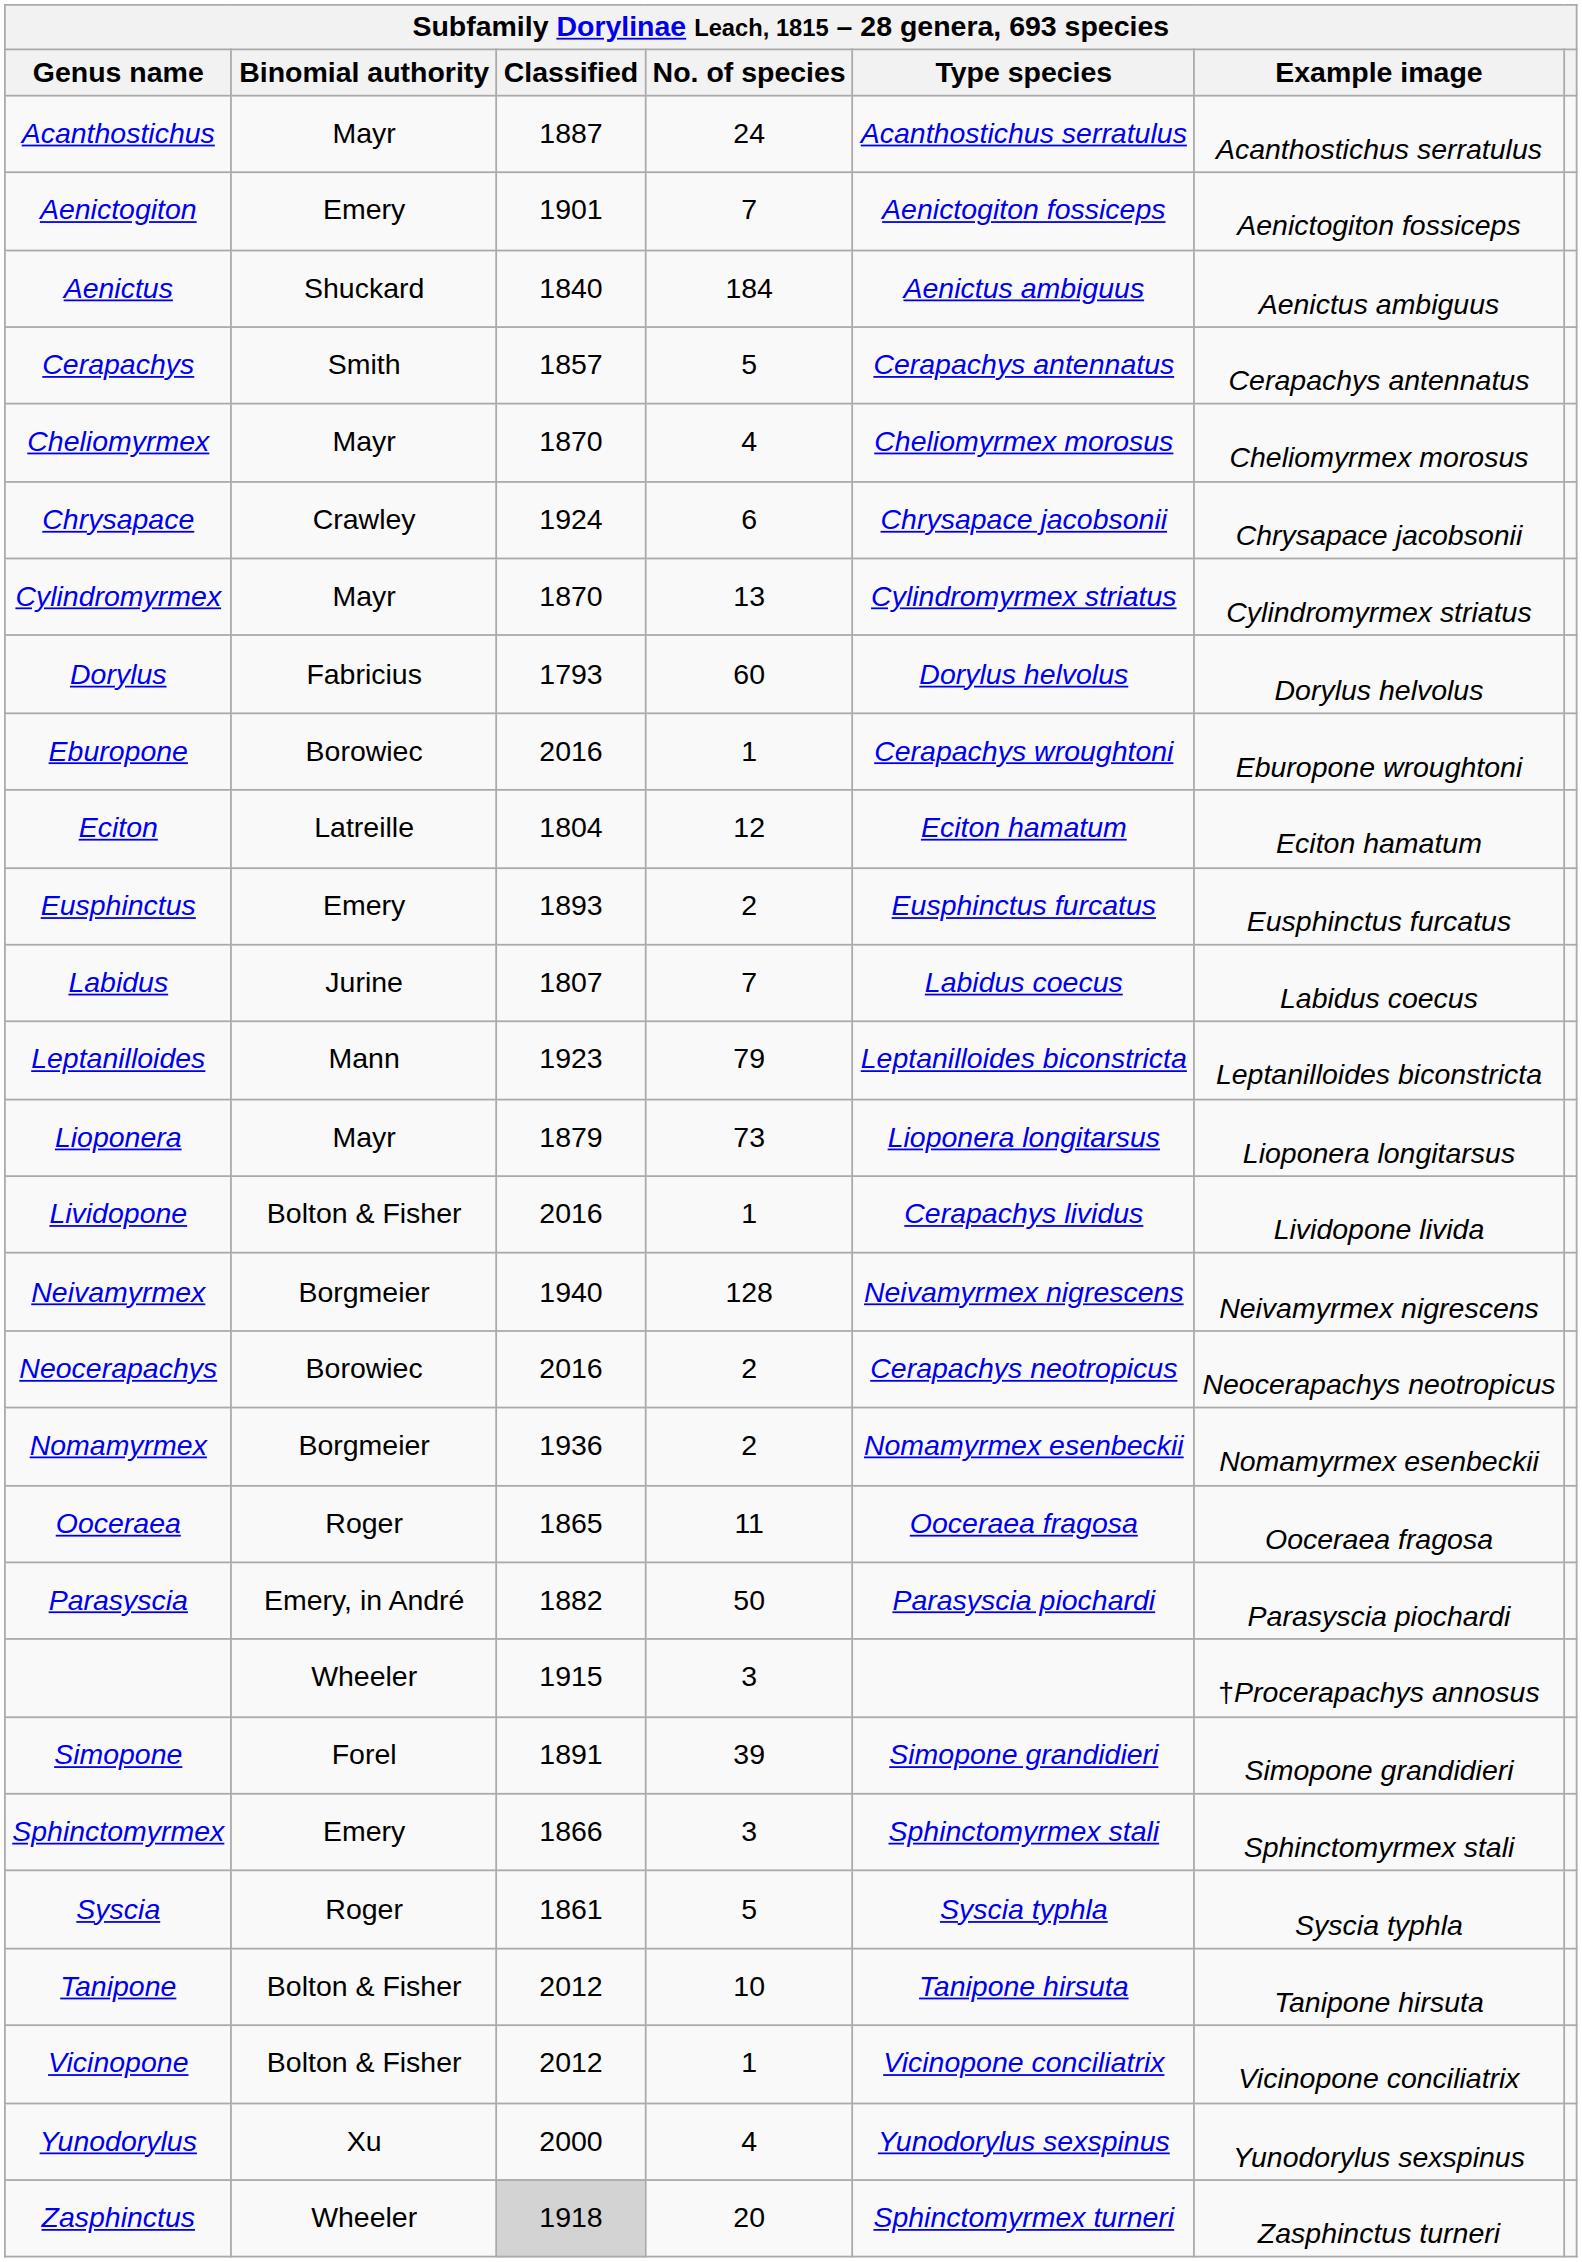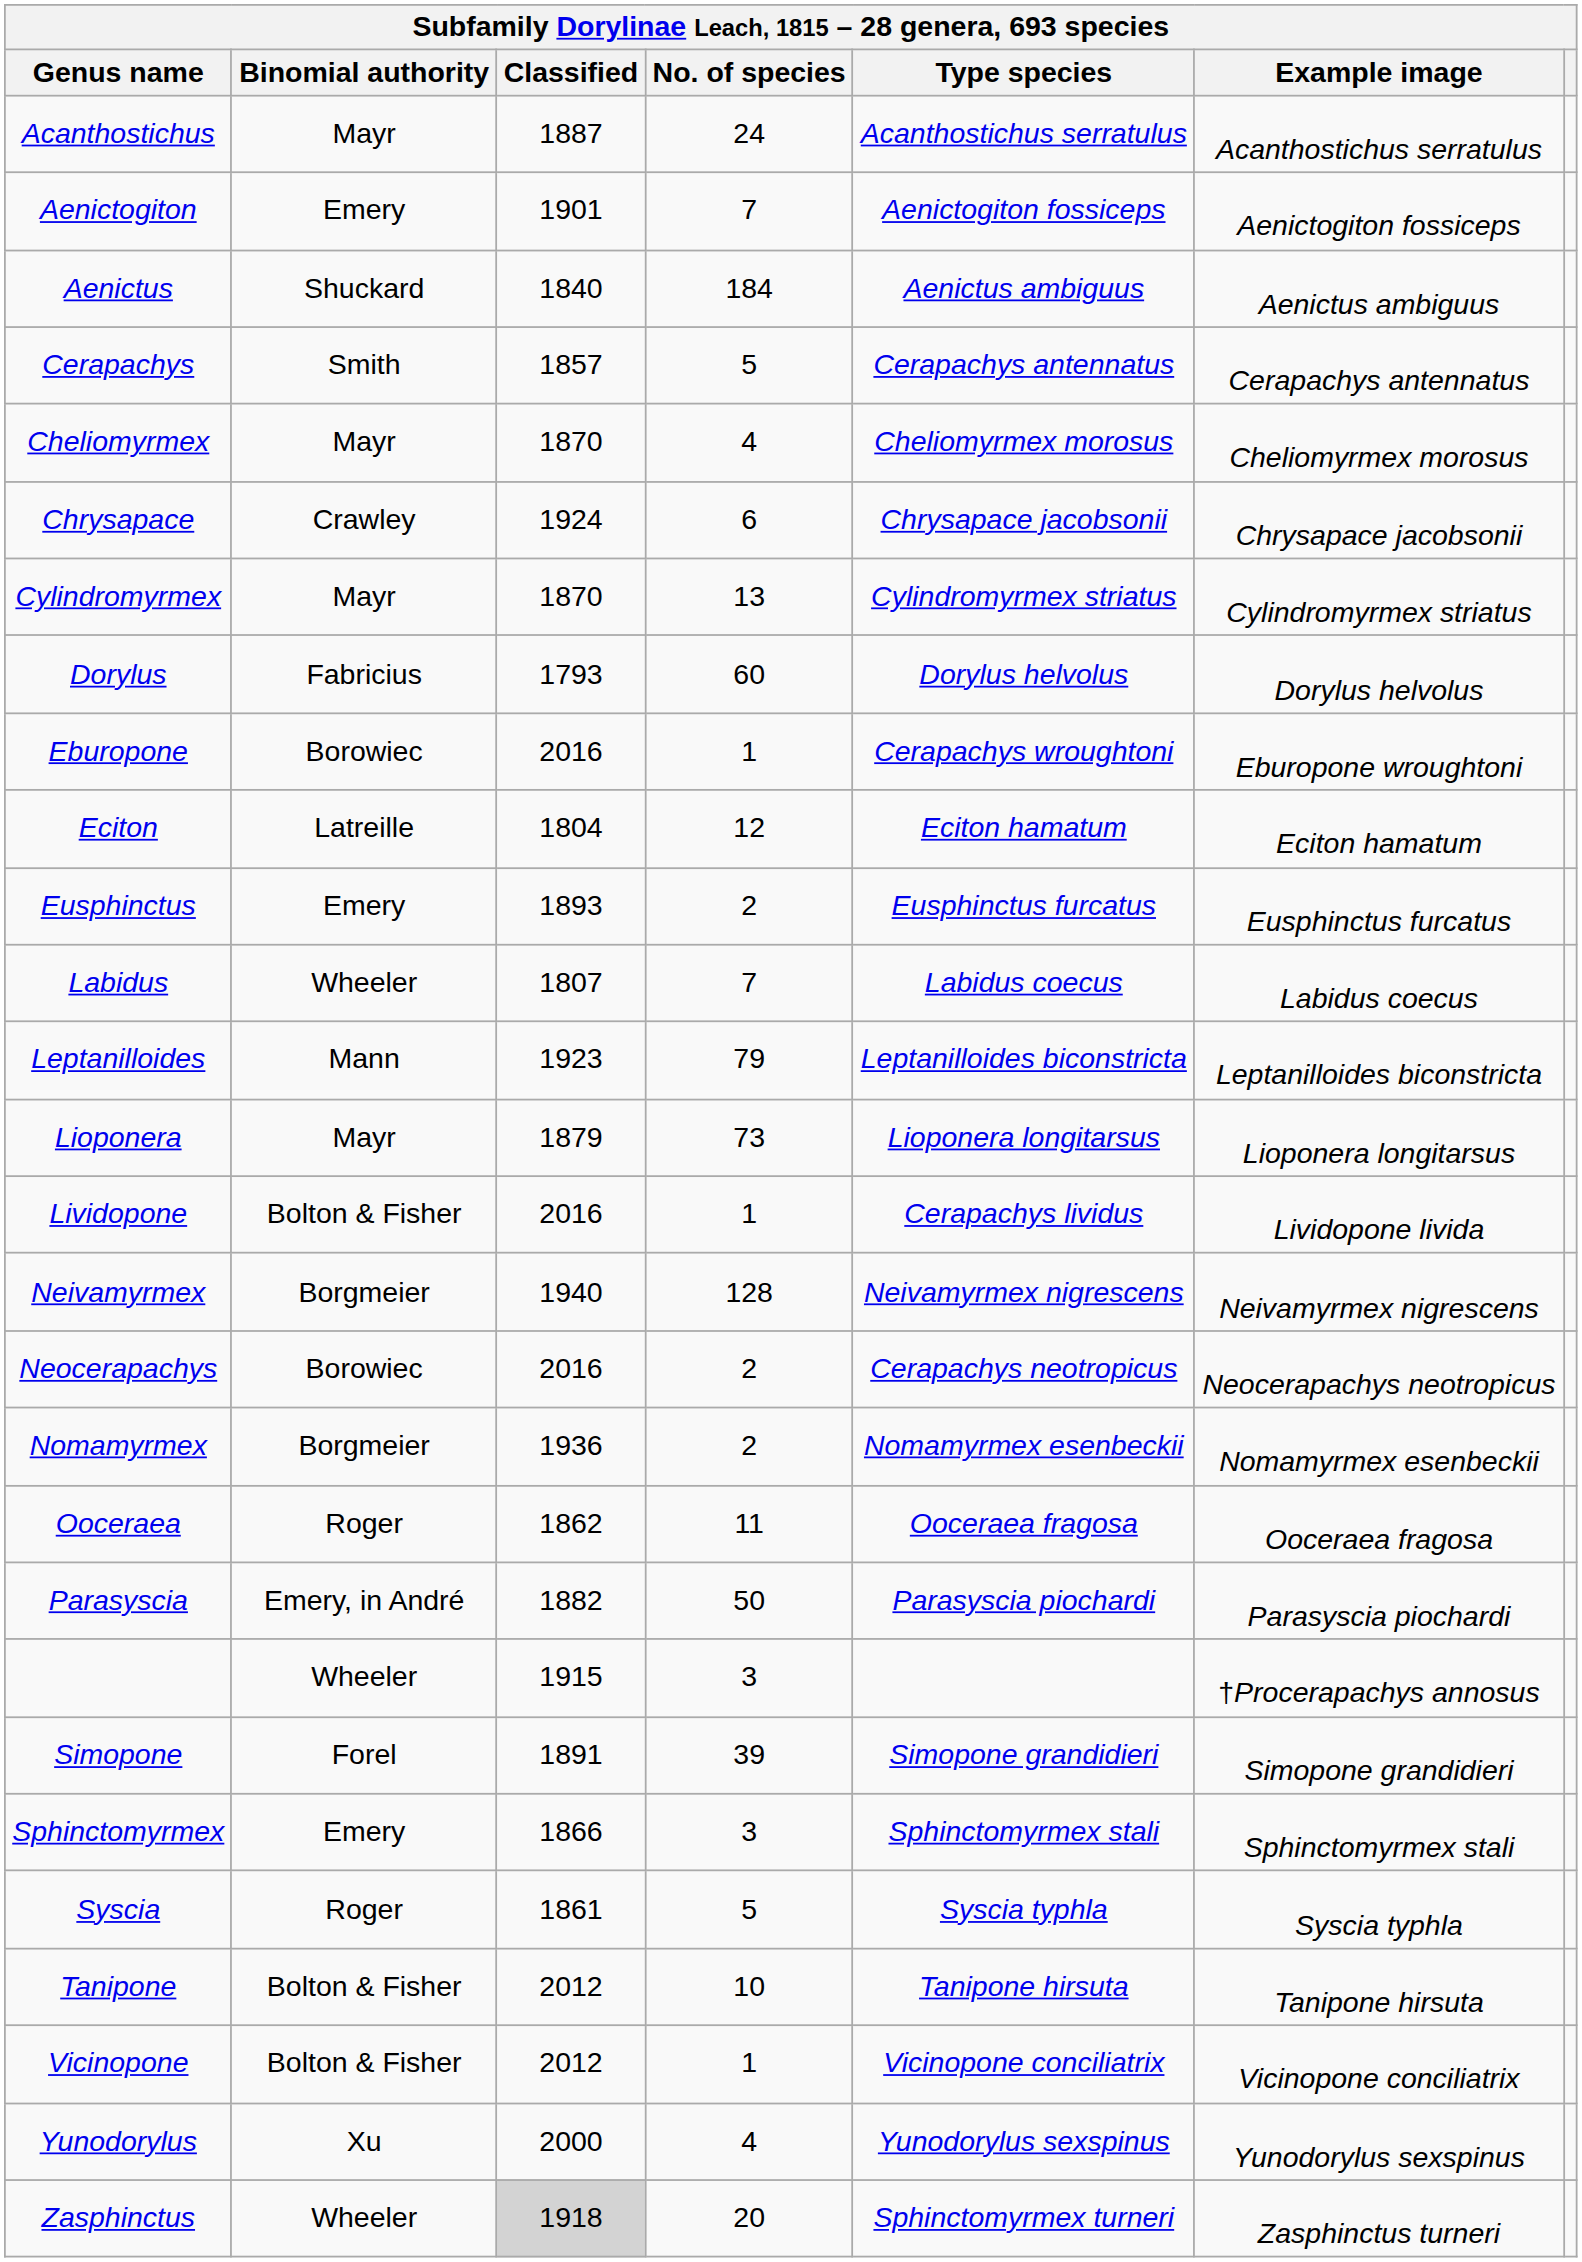(364, 982) Jurine -> (364, 982) Wheeler
(571, 1523) 1865 -> (571, 1523) 1862
